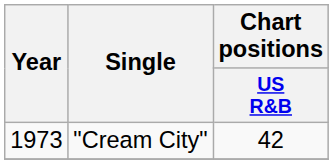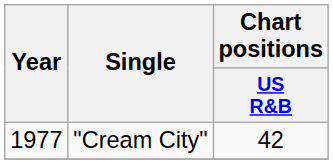(36, 140) 1973 -> (36, 140) 1977
